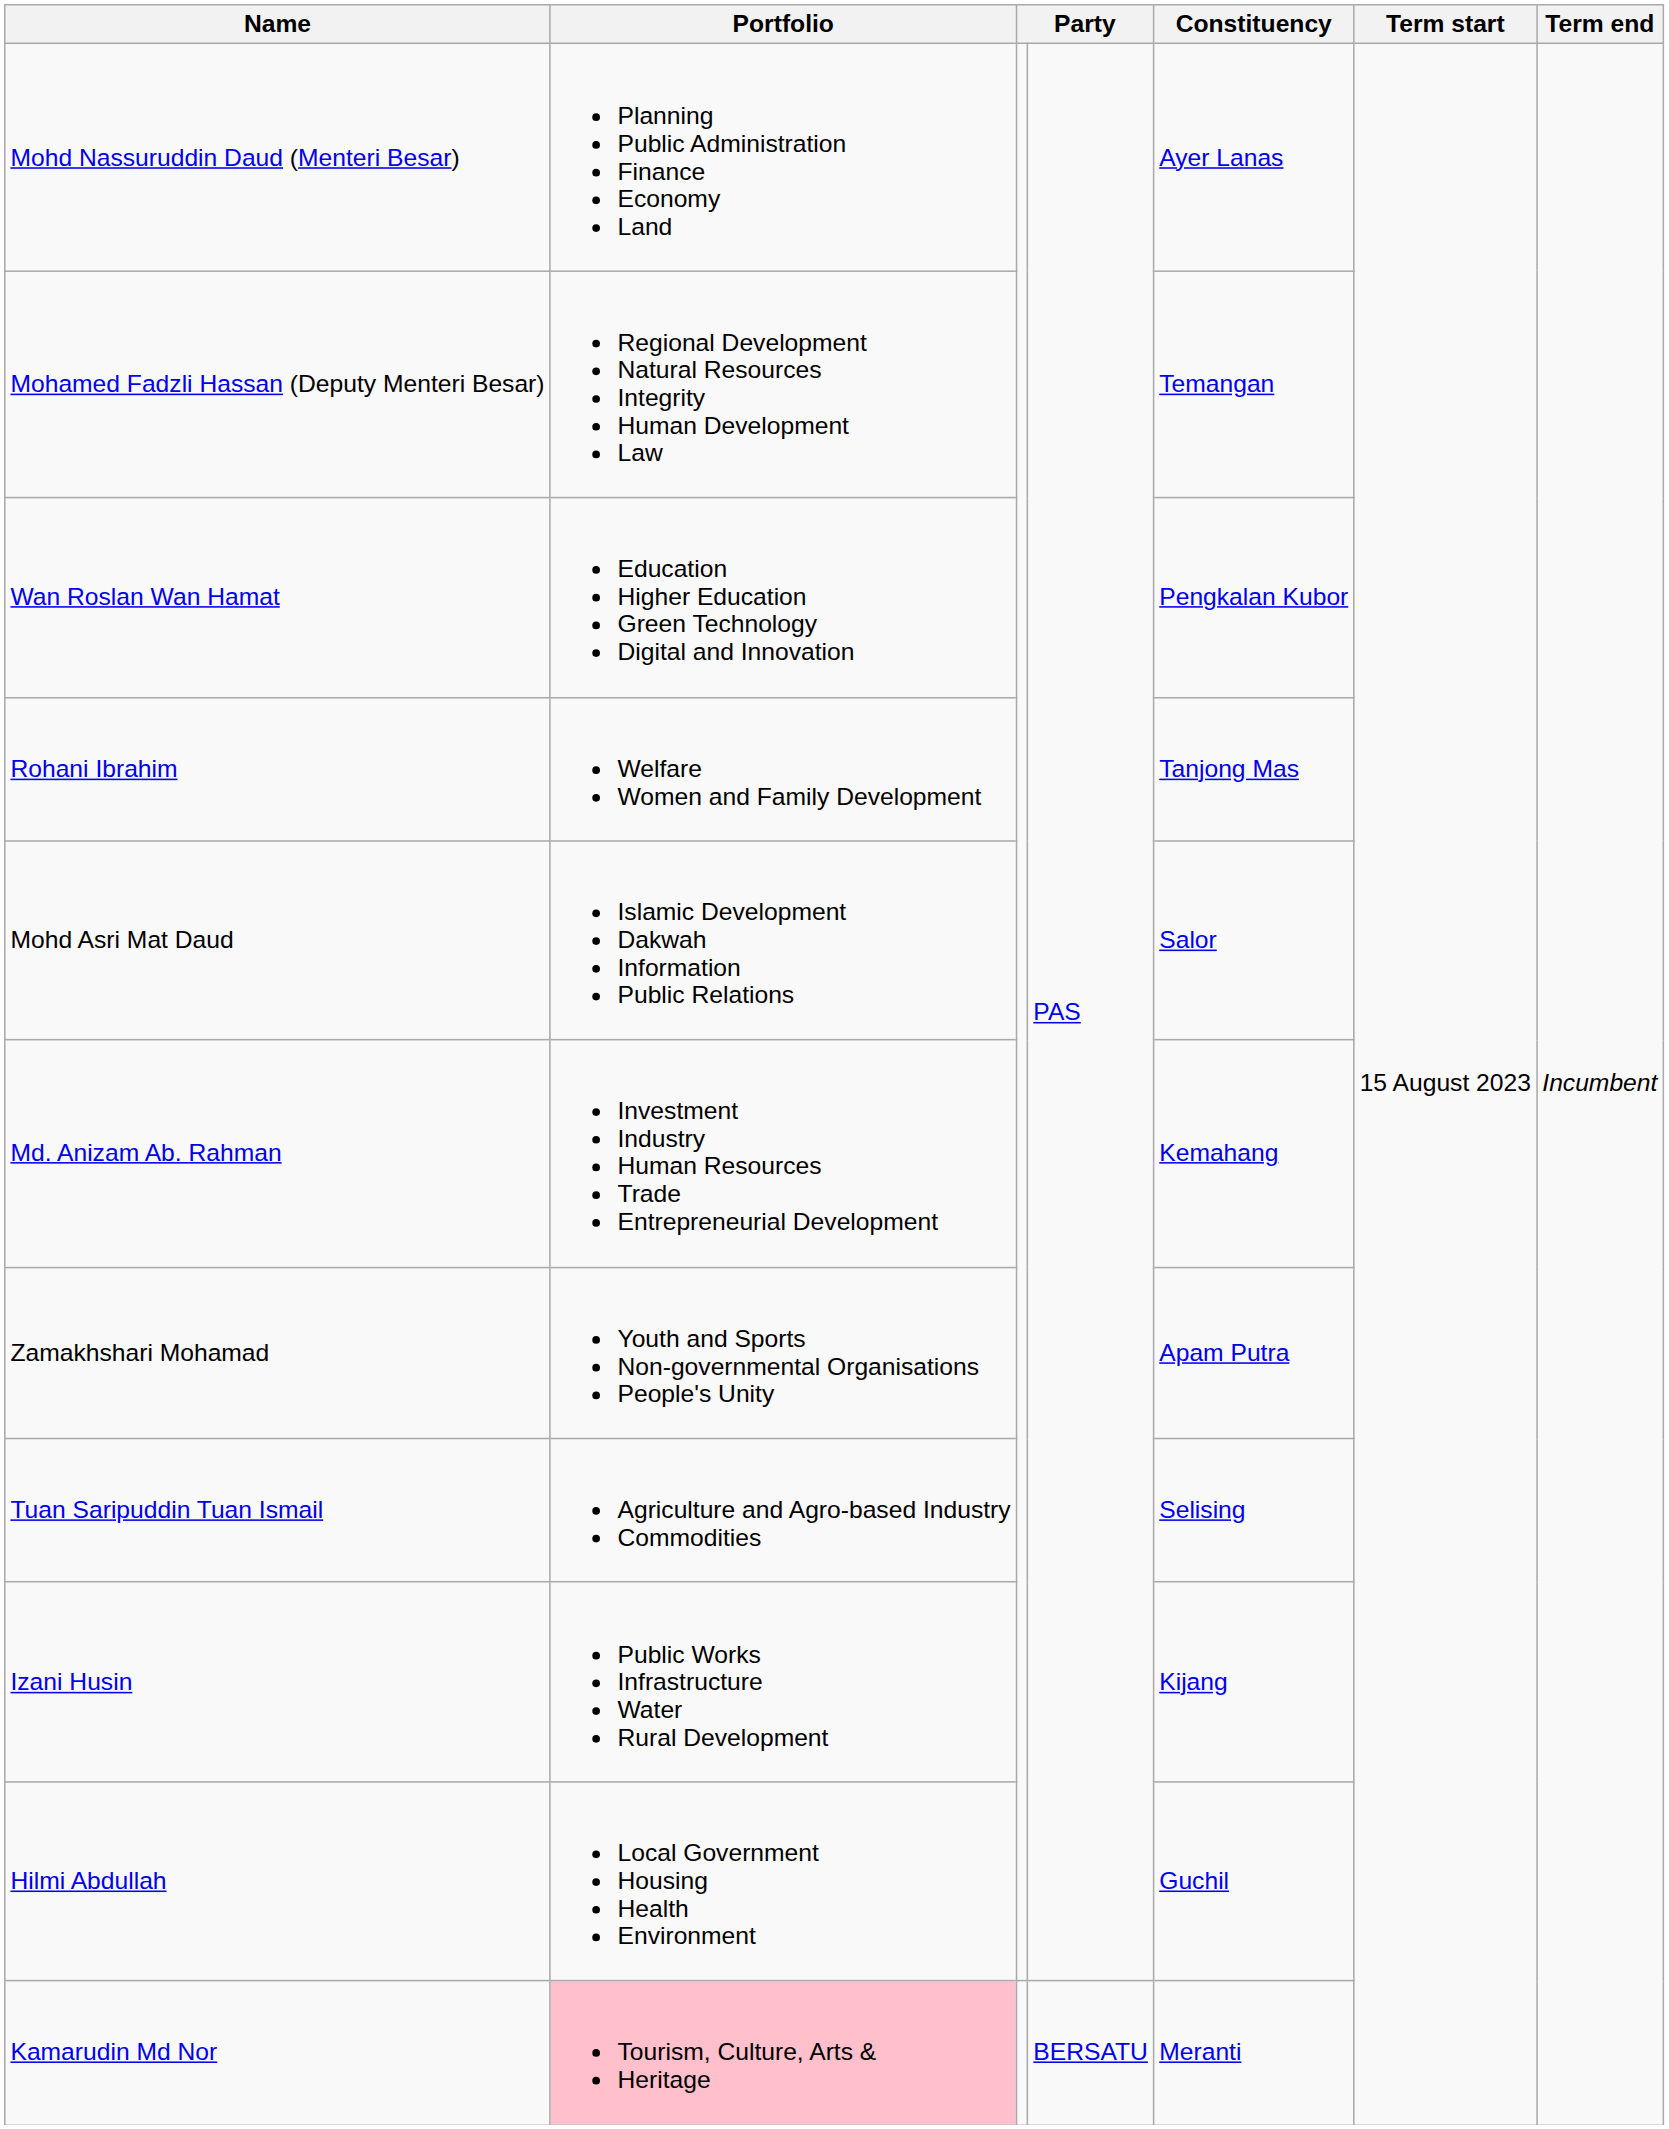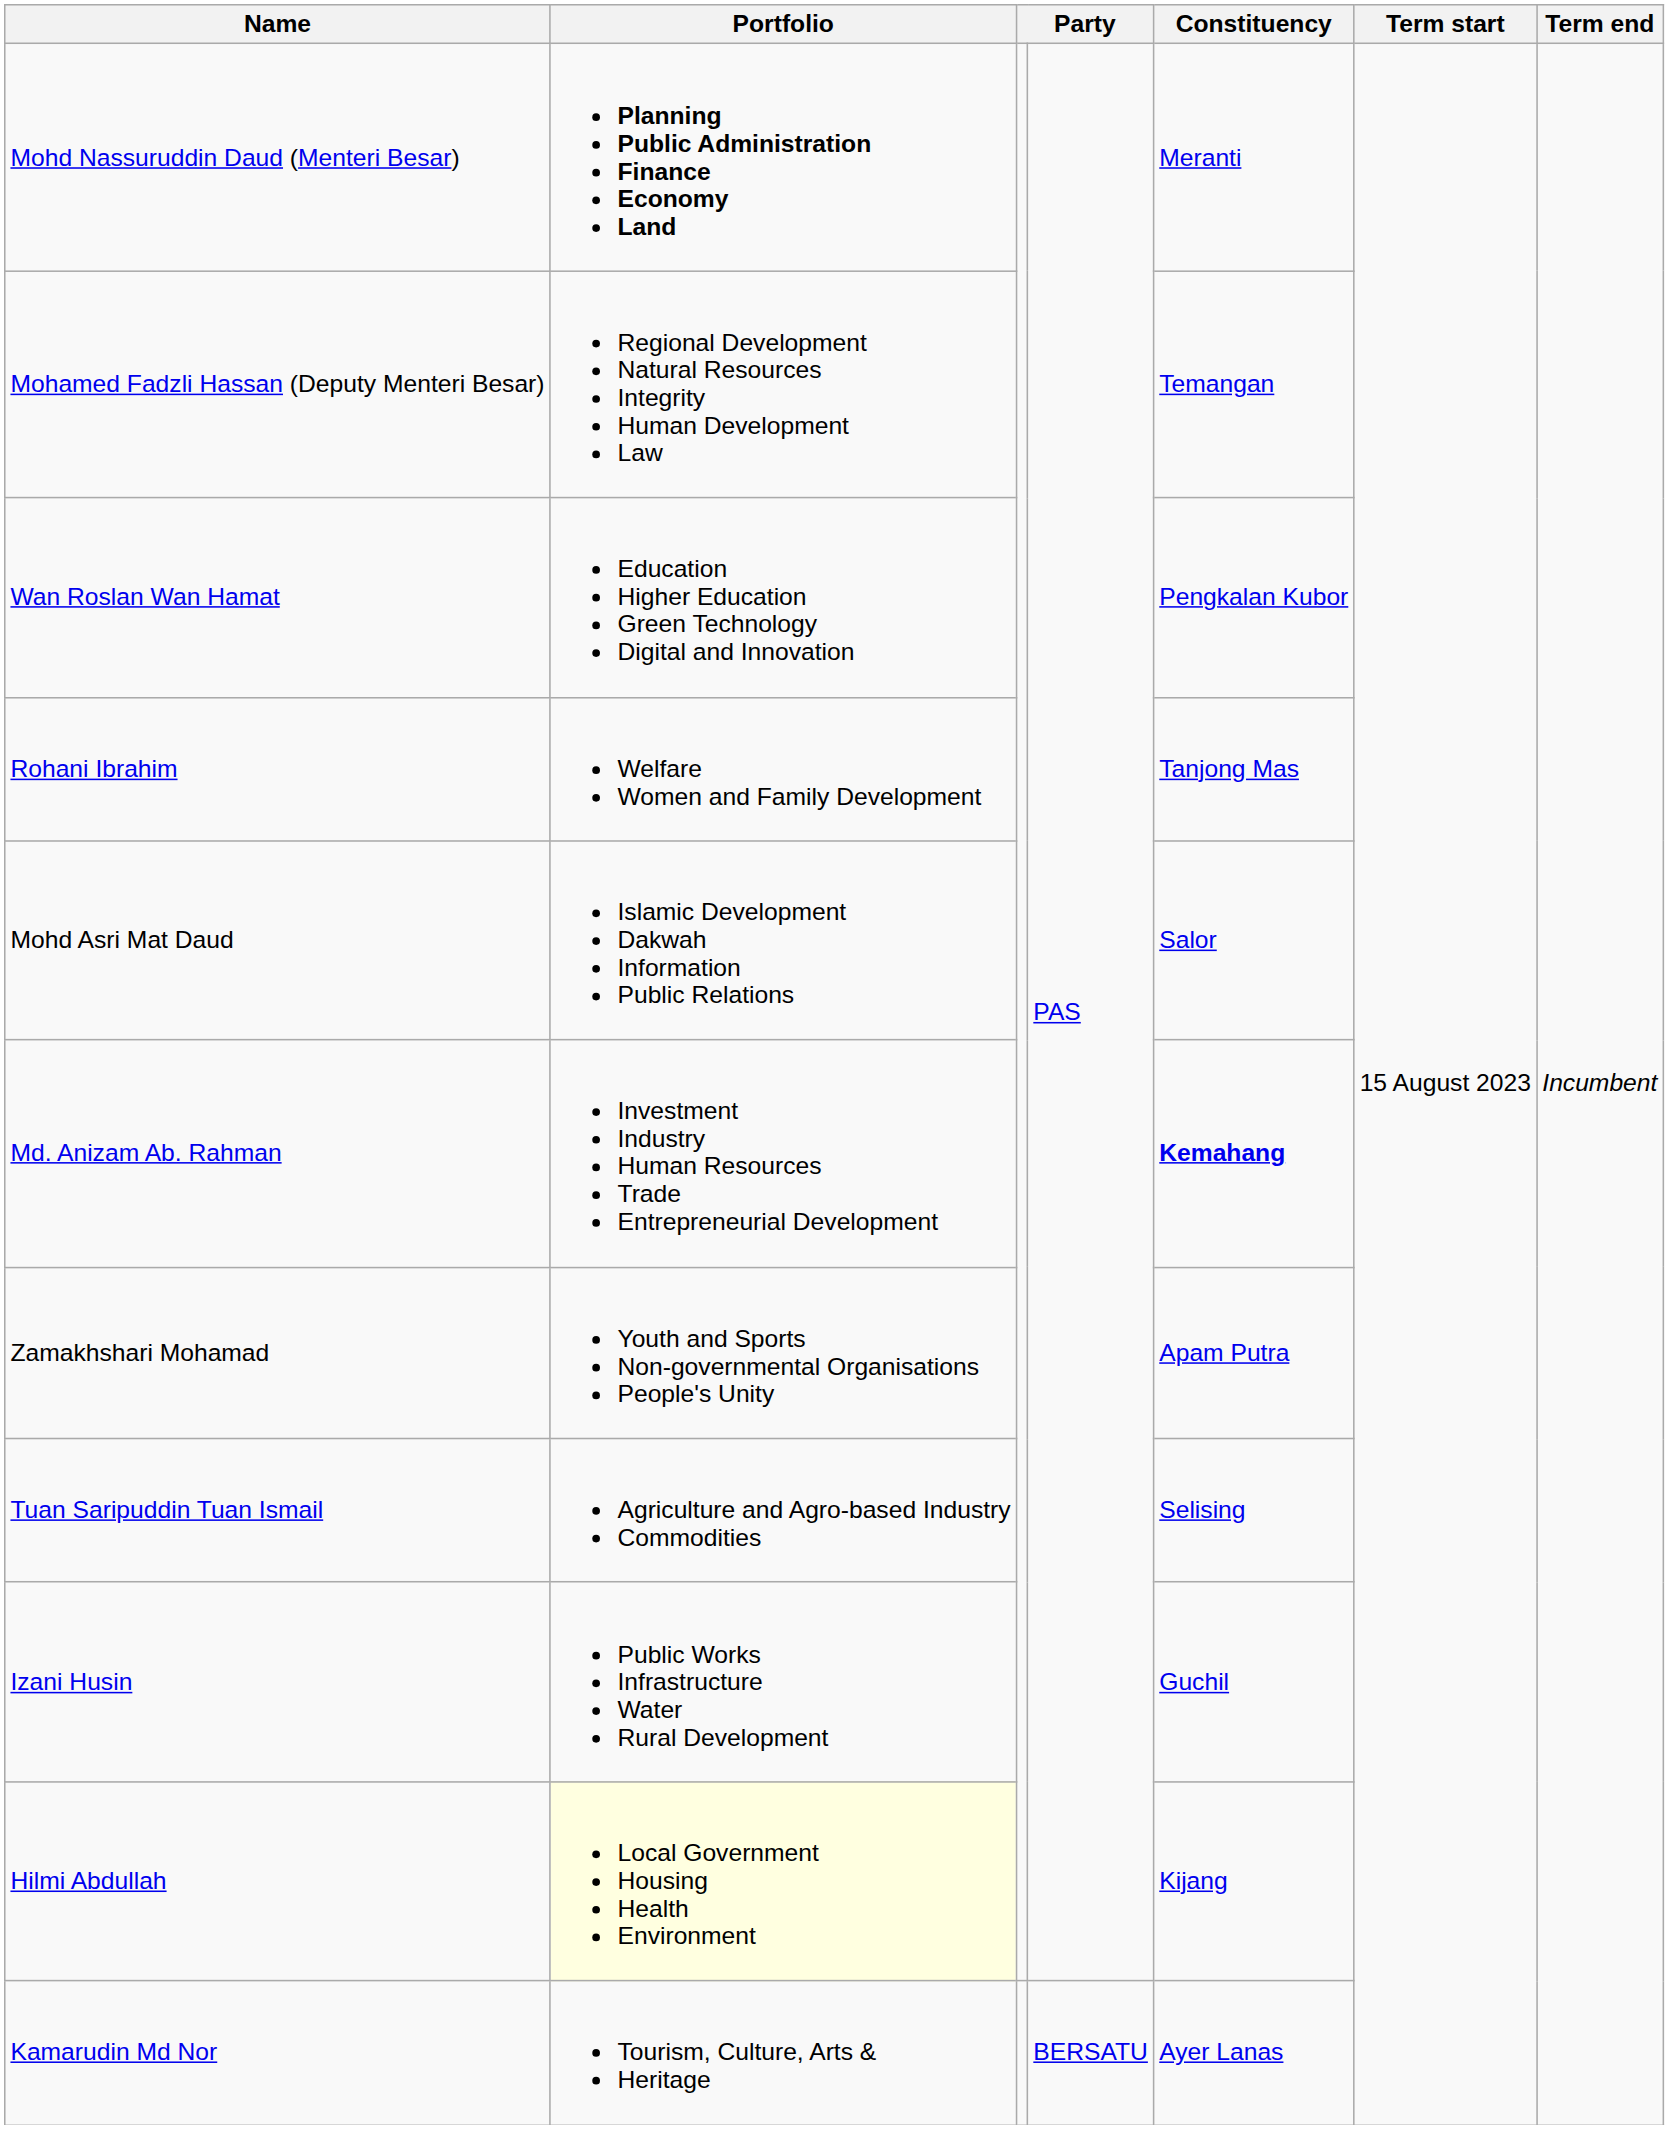(783, 171) normal -> (783, 171) bold
(1221, 157) Ayer Lanas -> (1200, 157) Meranti
(1219, 1153) normal -> (1222, 1153) bold
(1193, 1681) Kijang -> (1194, 1681) Guchil
(783, 1895) no background -> (783, 1895) lightyellow background
(1194, 1880) Guchil -> (1193, 1880) Kijang
(783, 2067) pink background -> (783, 2067) no background
(1200, 2052) Meranti -> (1221, 2052) Ayer Lanas
